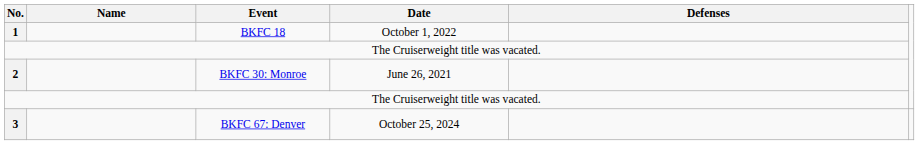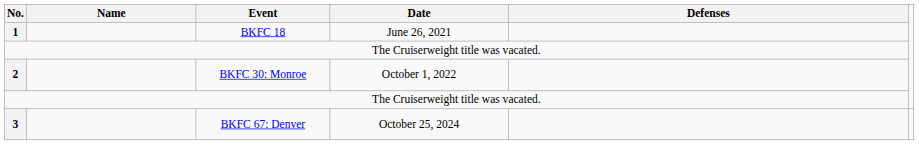(419, 31) October 1, 2022 -> (419, 31) June 26, 2021
(419, 74) June 26, 2021 -> (419, 74) October 1, 2022
